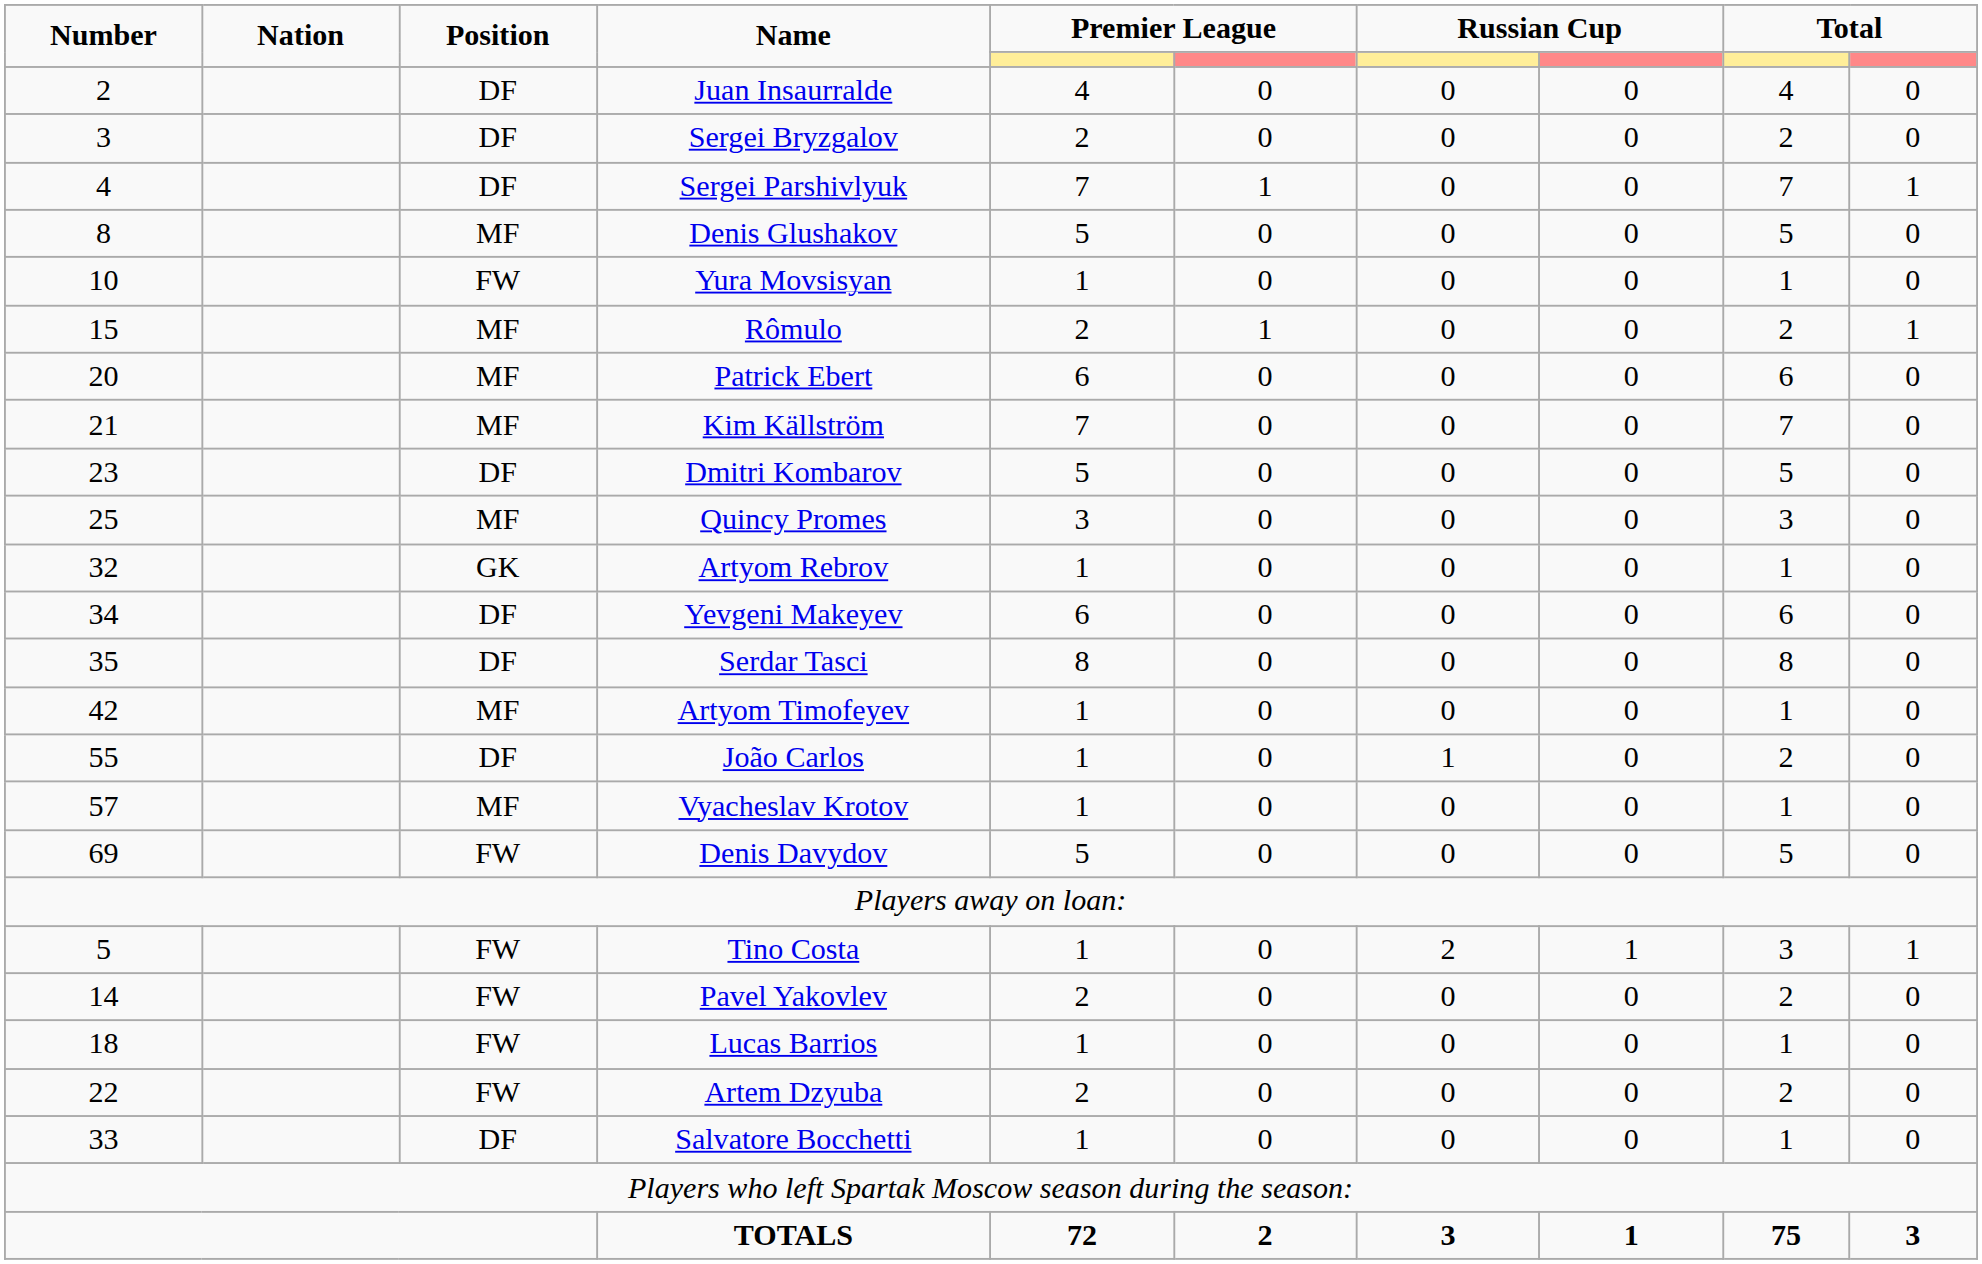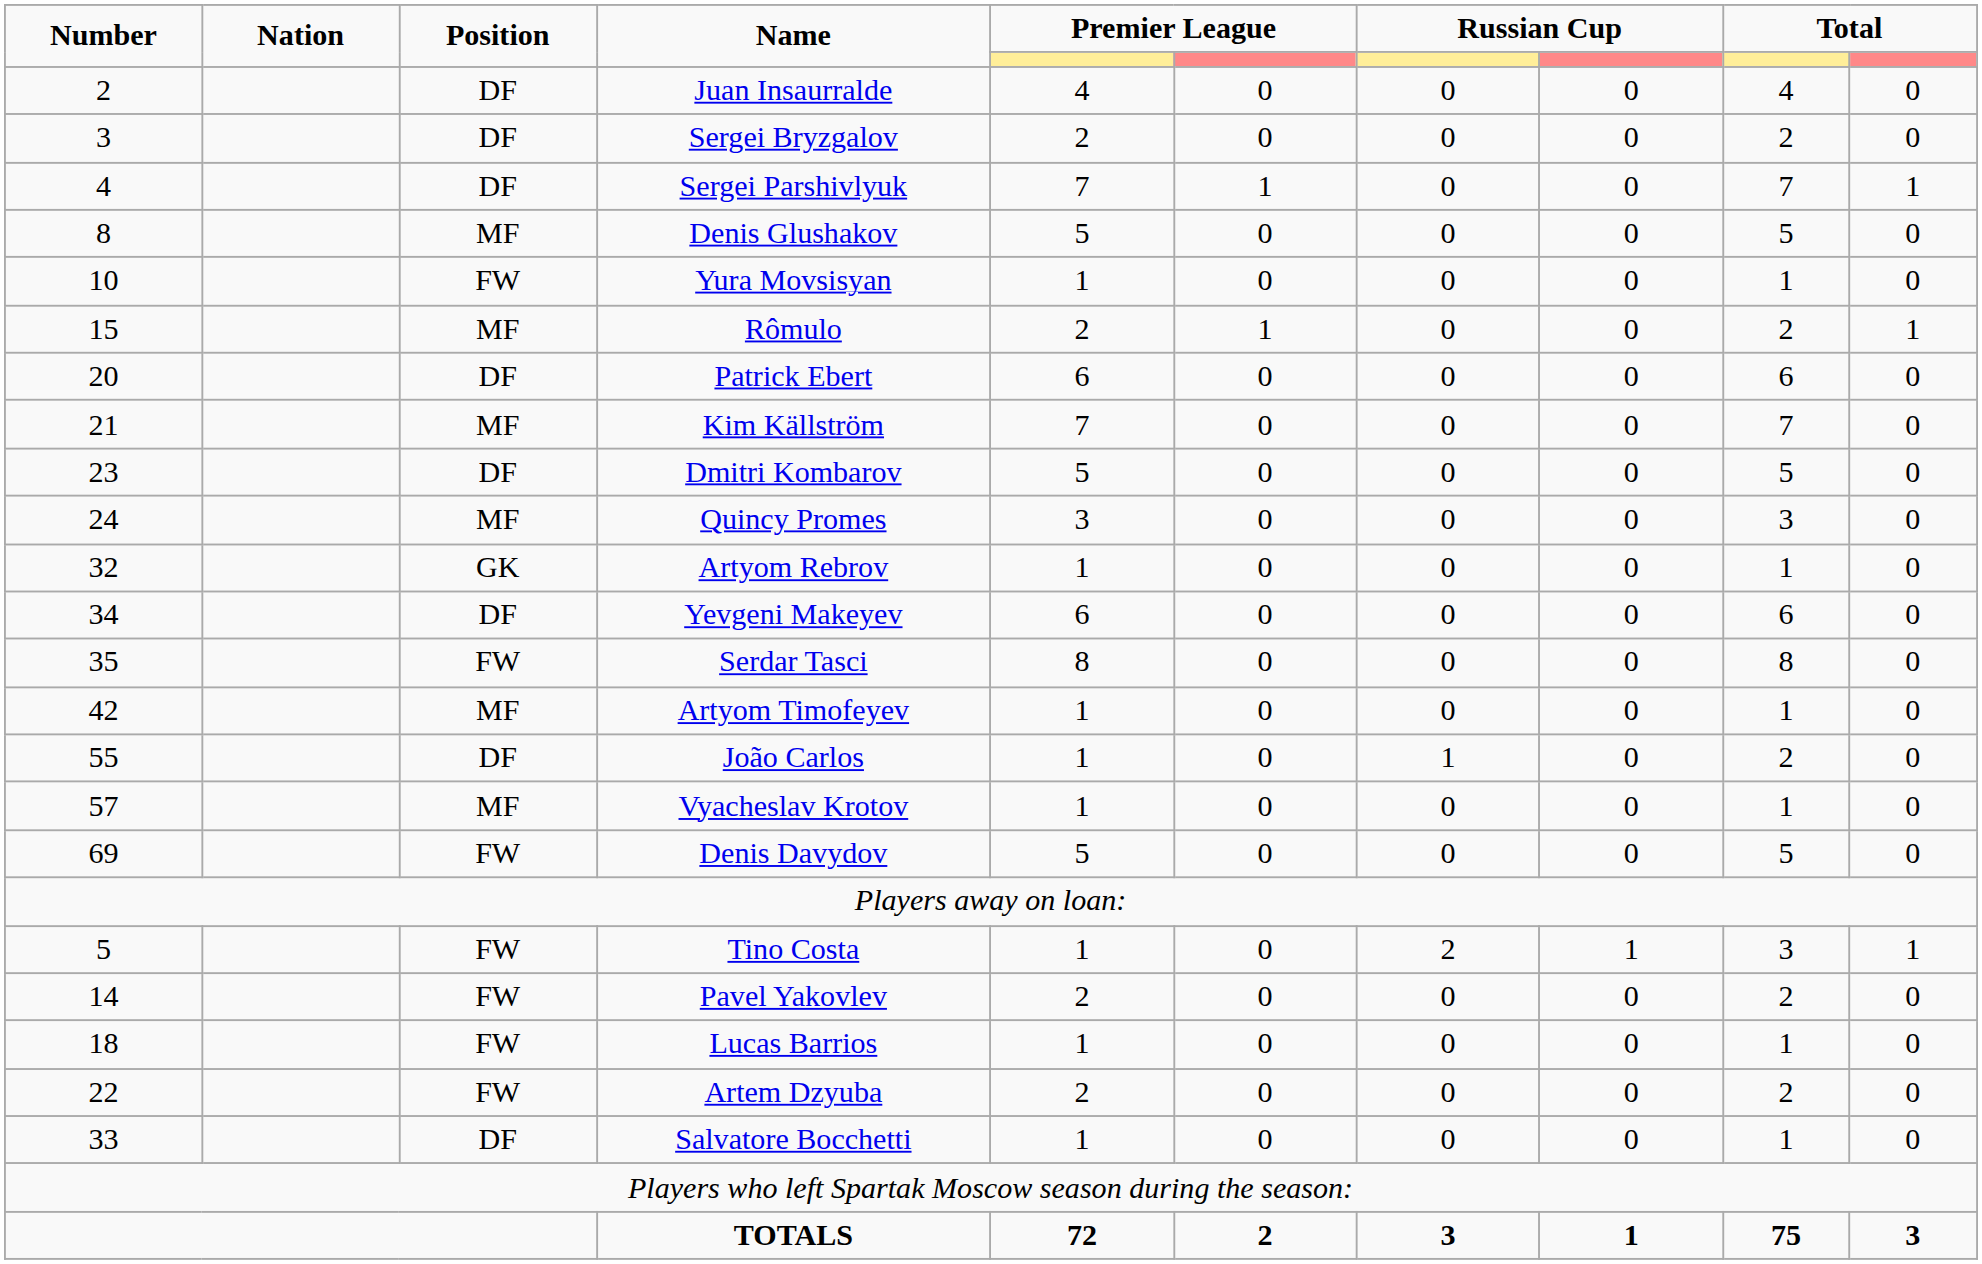(498, 376) MF -> (498, 376) DF
(103, 519) 25 -> (103, 519) 24
(498, 662) DF -> (498, 662) FW
